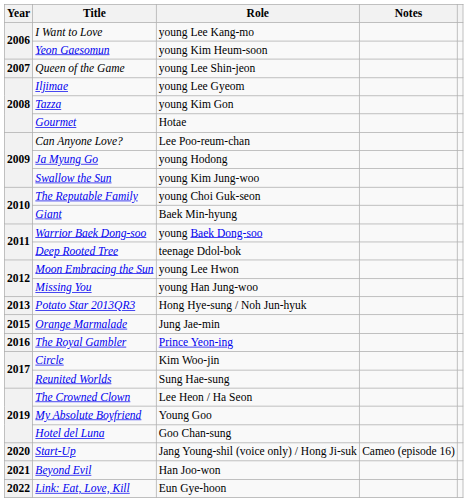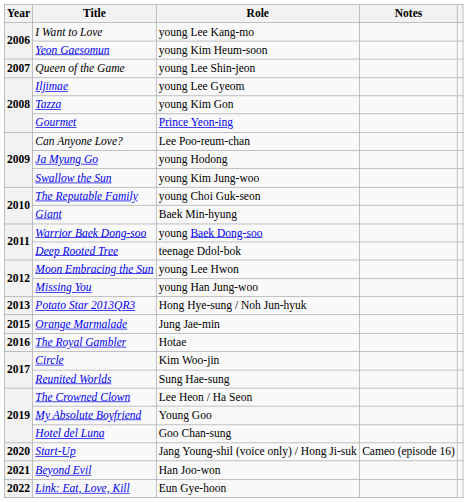(172, 123) Hotae -> (196, 123) Prince Yeon-ing
(196, 342) Prince Yeon-ing -> (172, 342) Hotae
